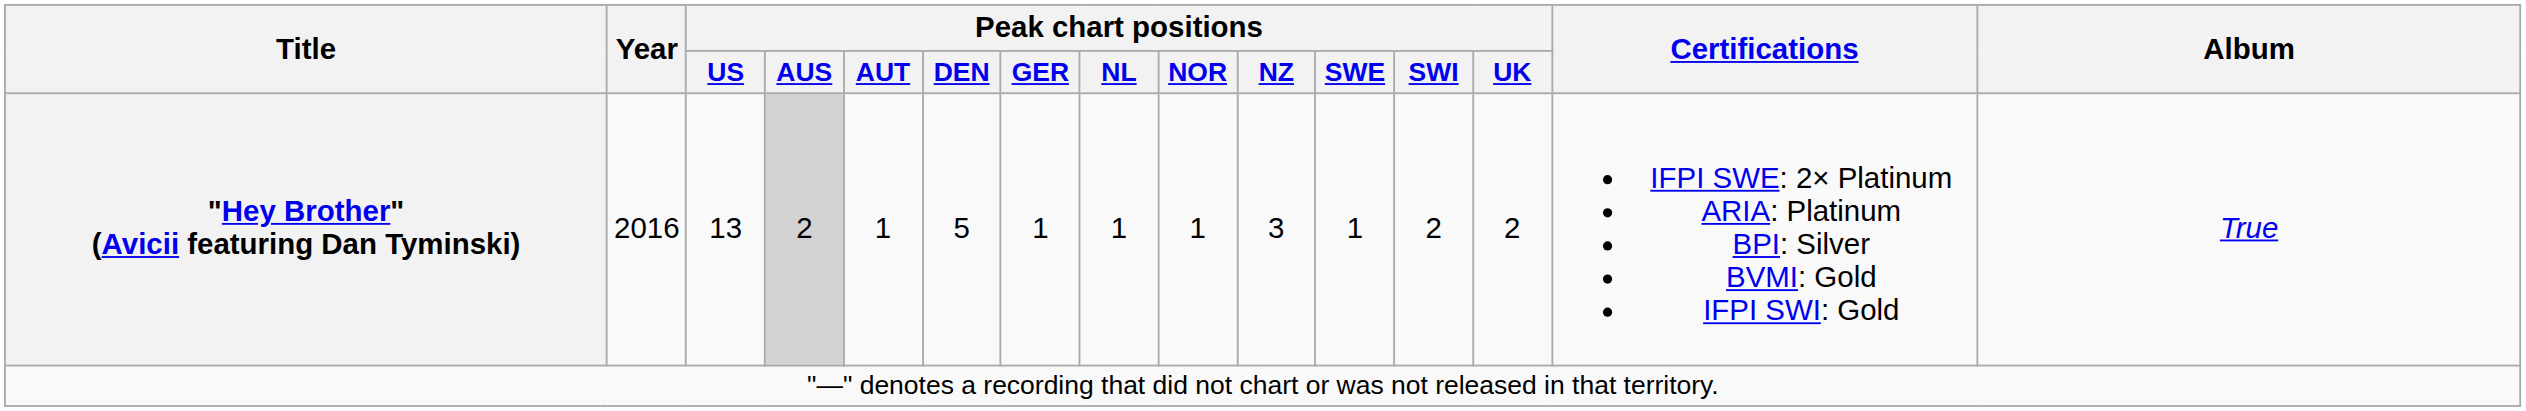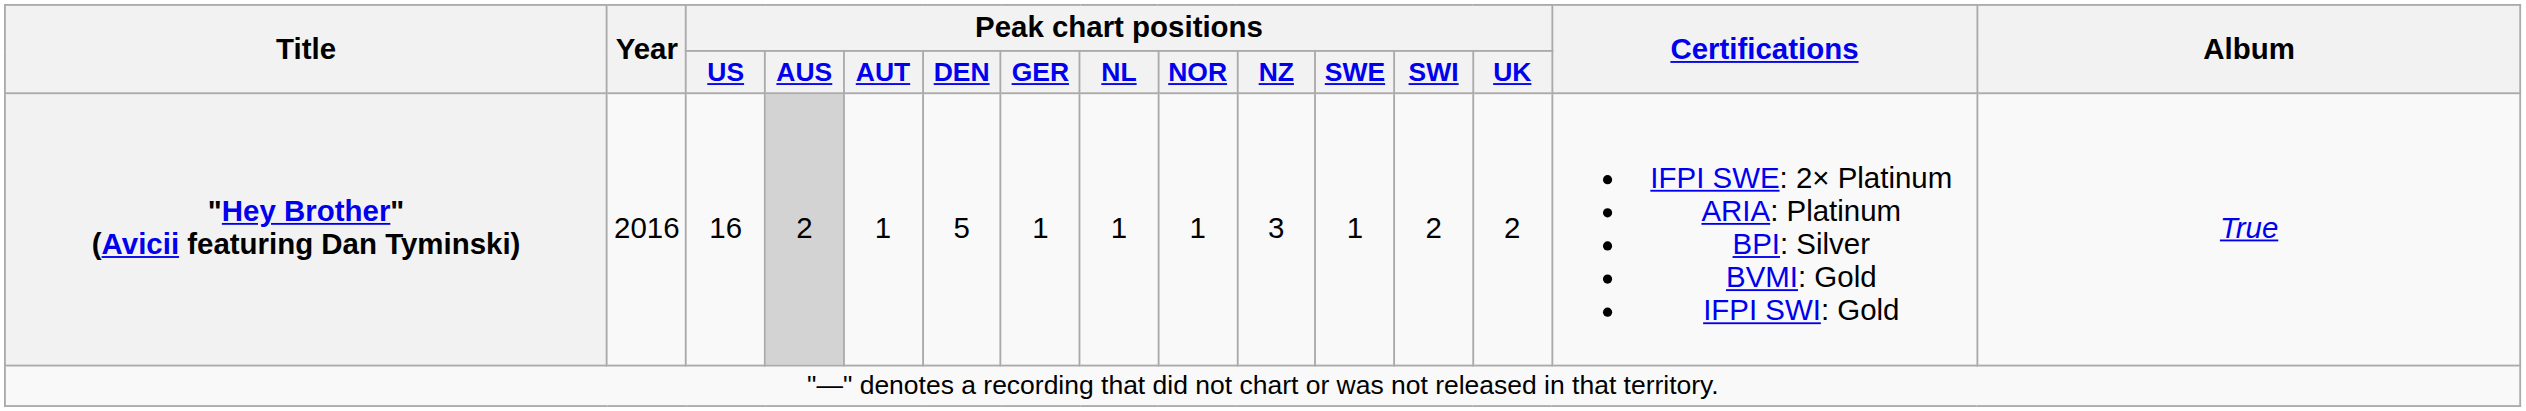(726, 228) 13 -> (726, 228) 16
